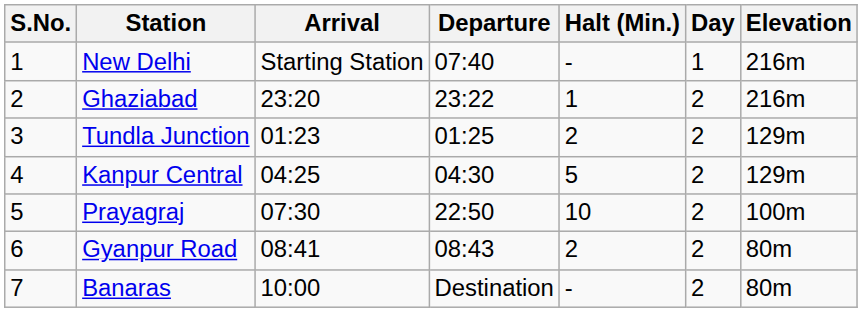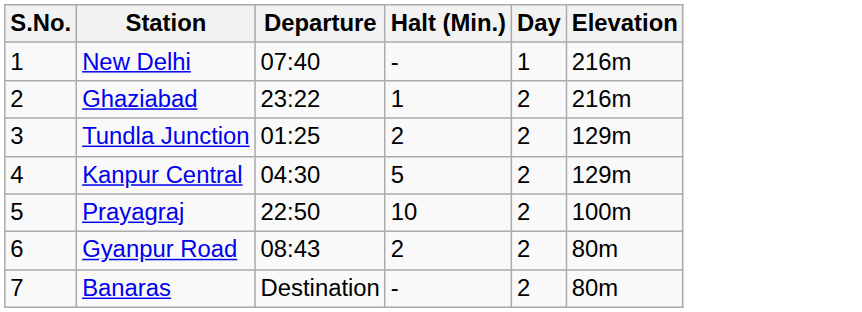- column: (342, 23)
